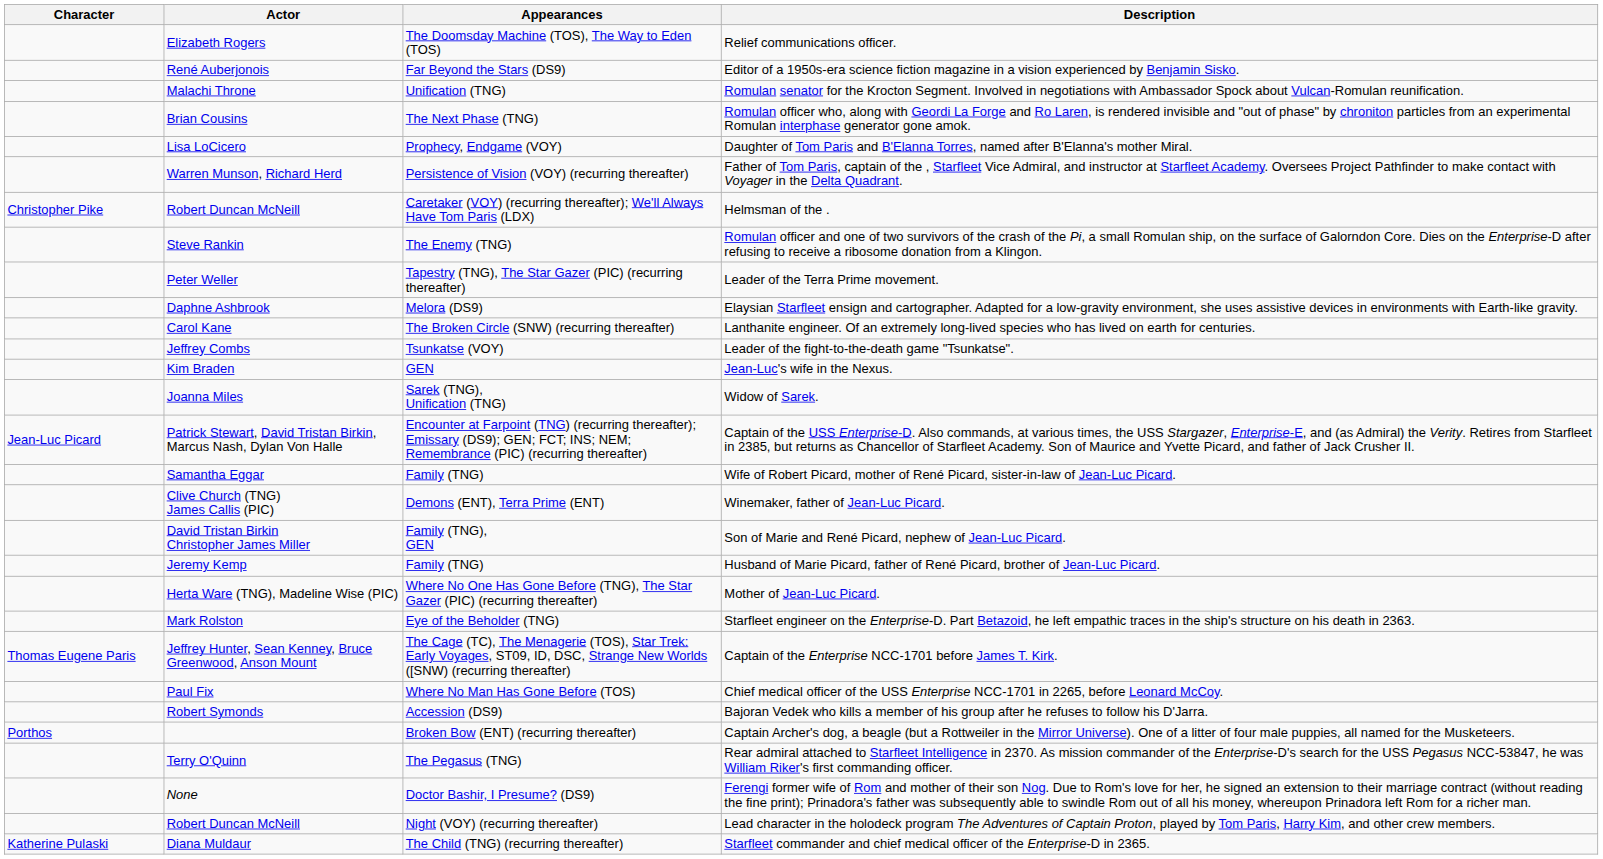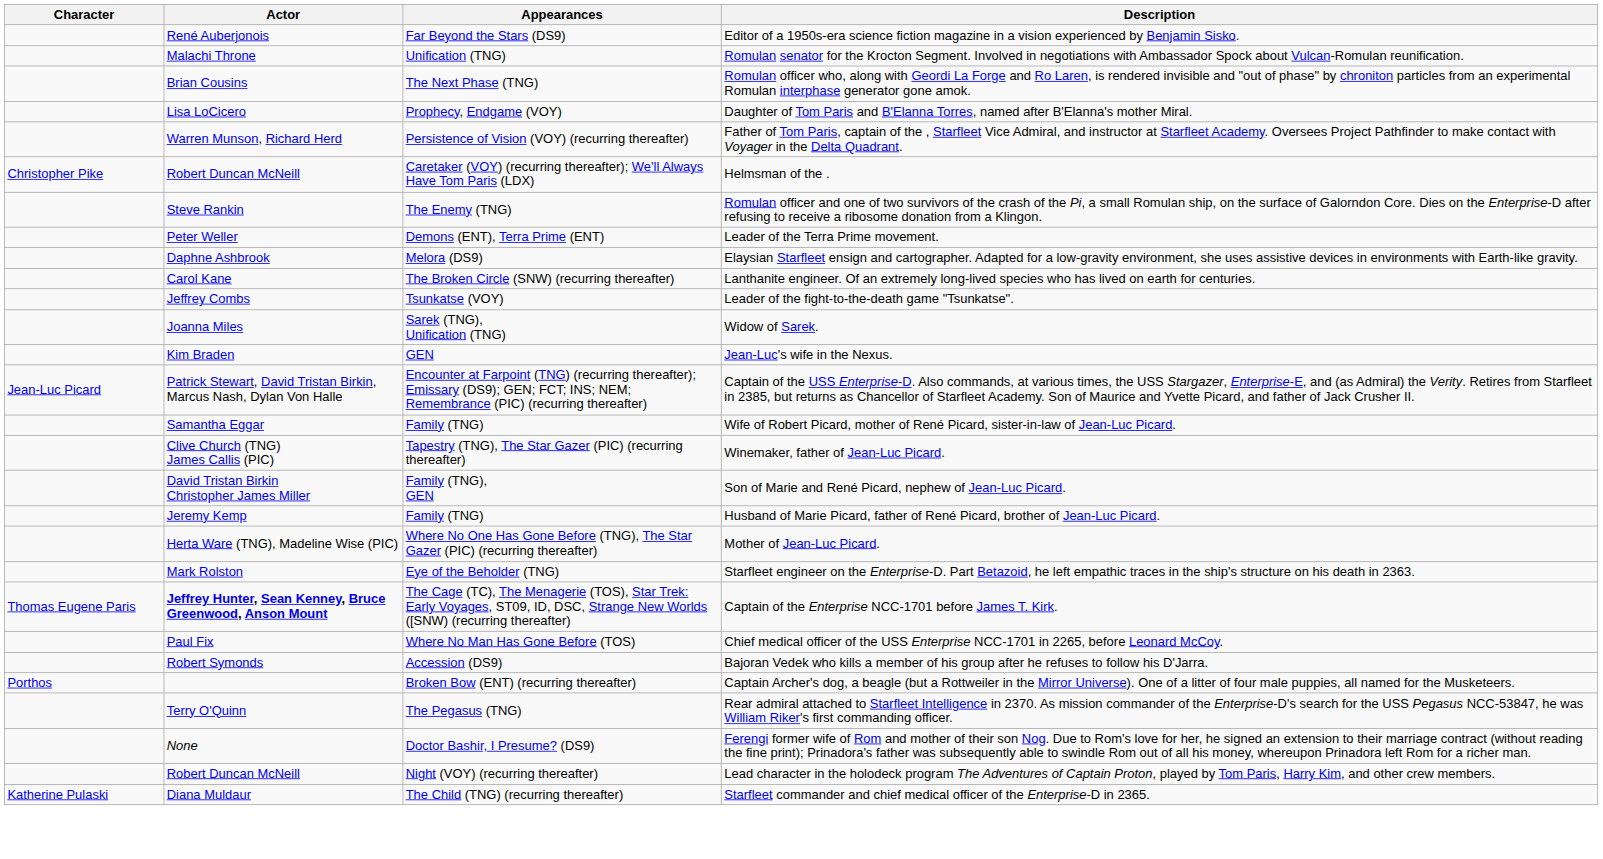- row: (810, 42)
(544, 279) Tapestry (TNG), The Star Gazer (PIC) (recurring thereafter) -> (505, 237) Demons (ENT), Terra Prime (ENT)
rows swapped: (772, 397) <-> (808, 369)
(505, 502) Demons (ENT), Terra Prime (ENT) -> (544, 452) Tapestry (TNG), The Star Gazer (PIC) (recurring thereafter)
(269, 656) normal -> (276, 606) bold
